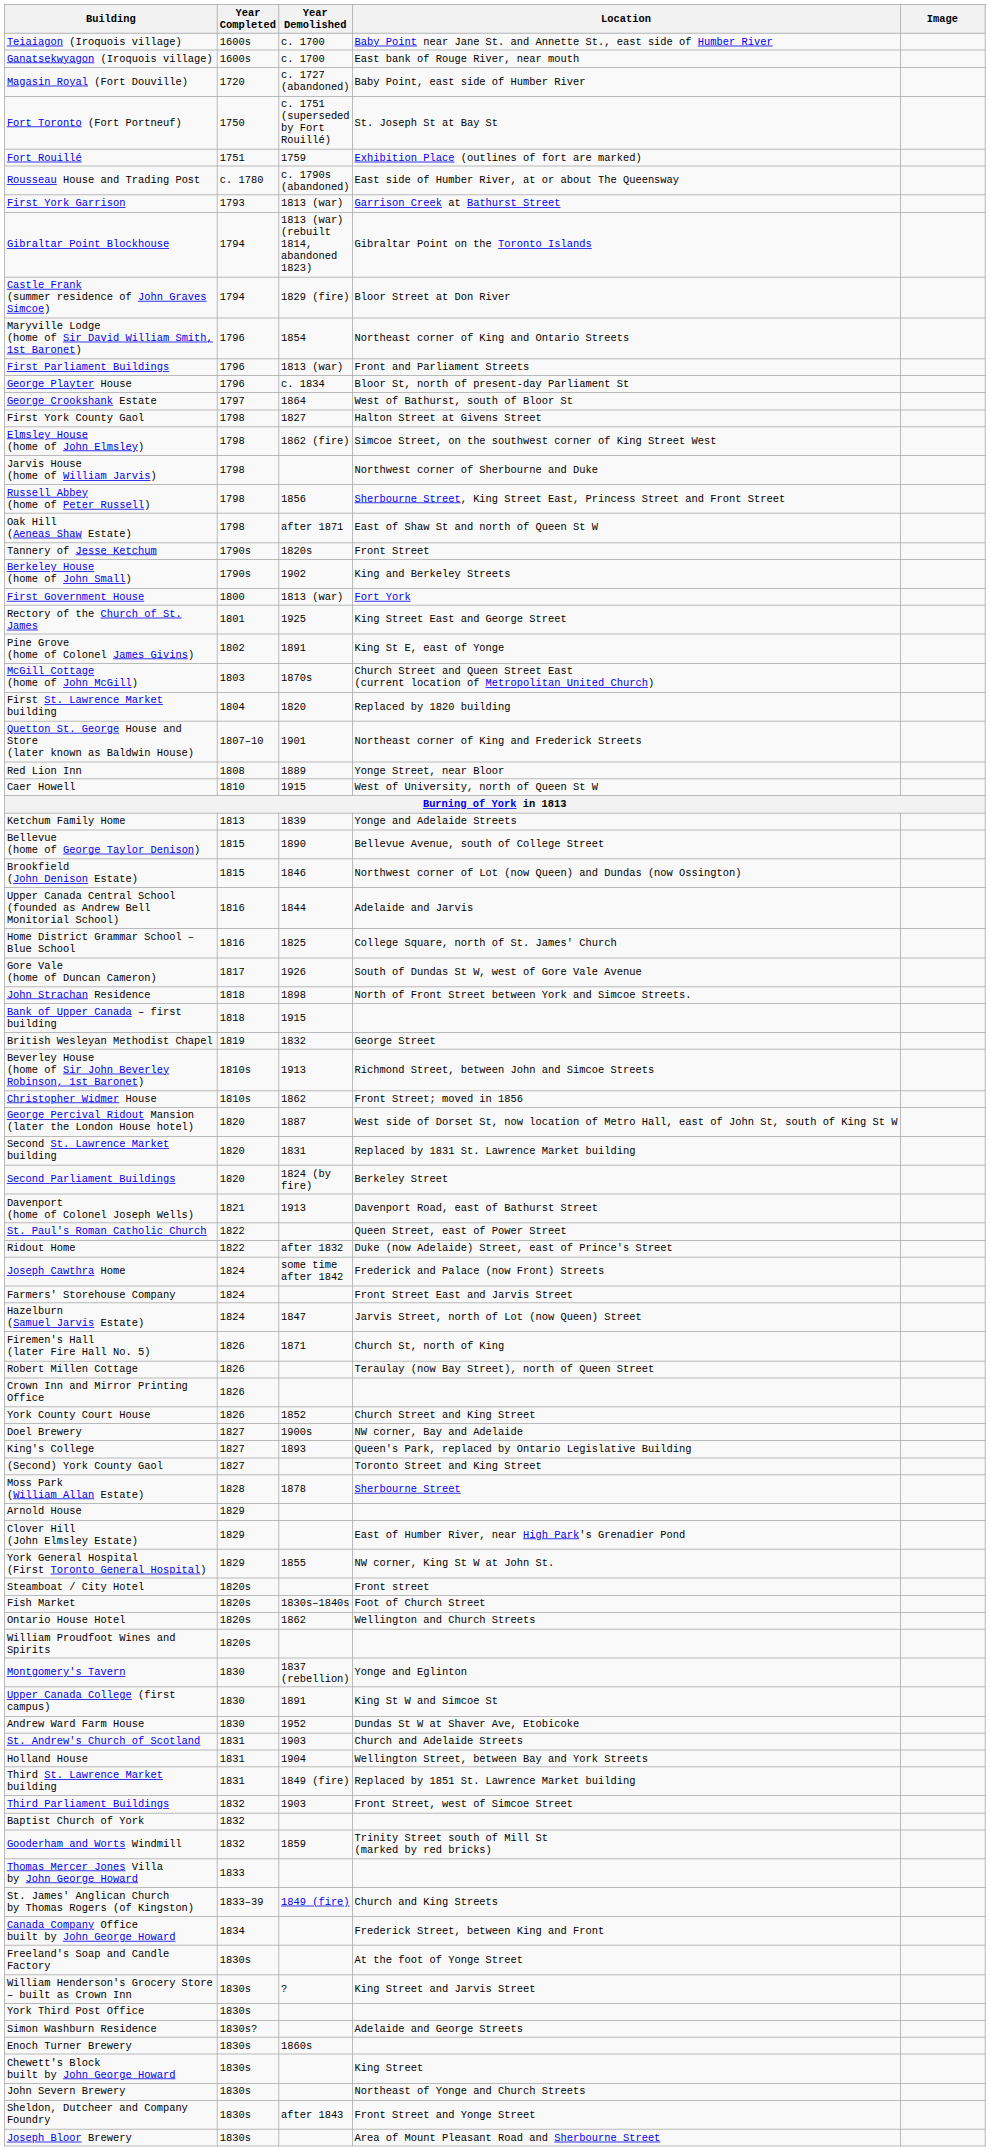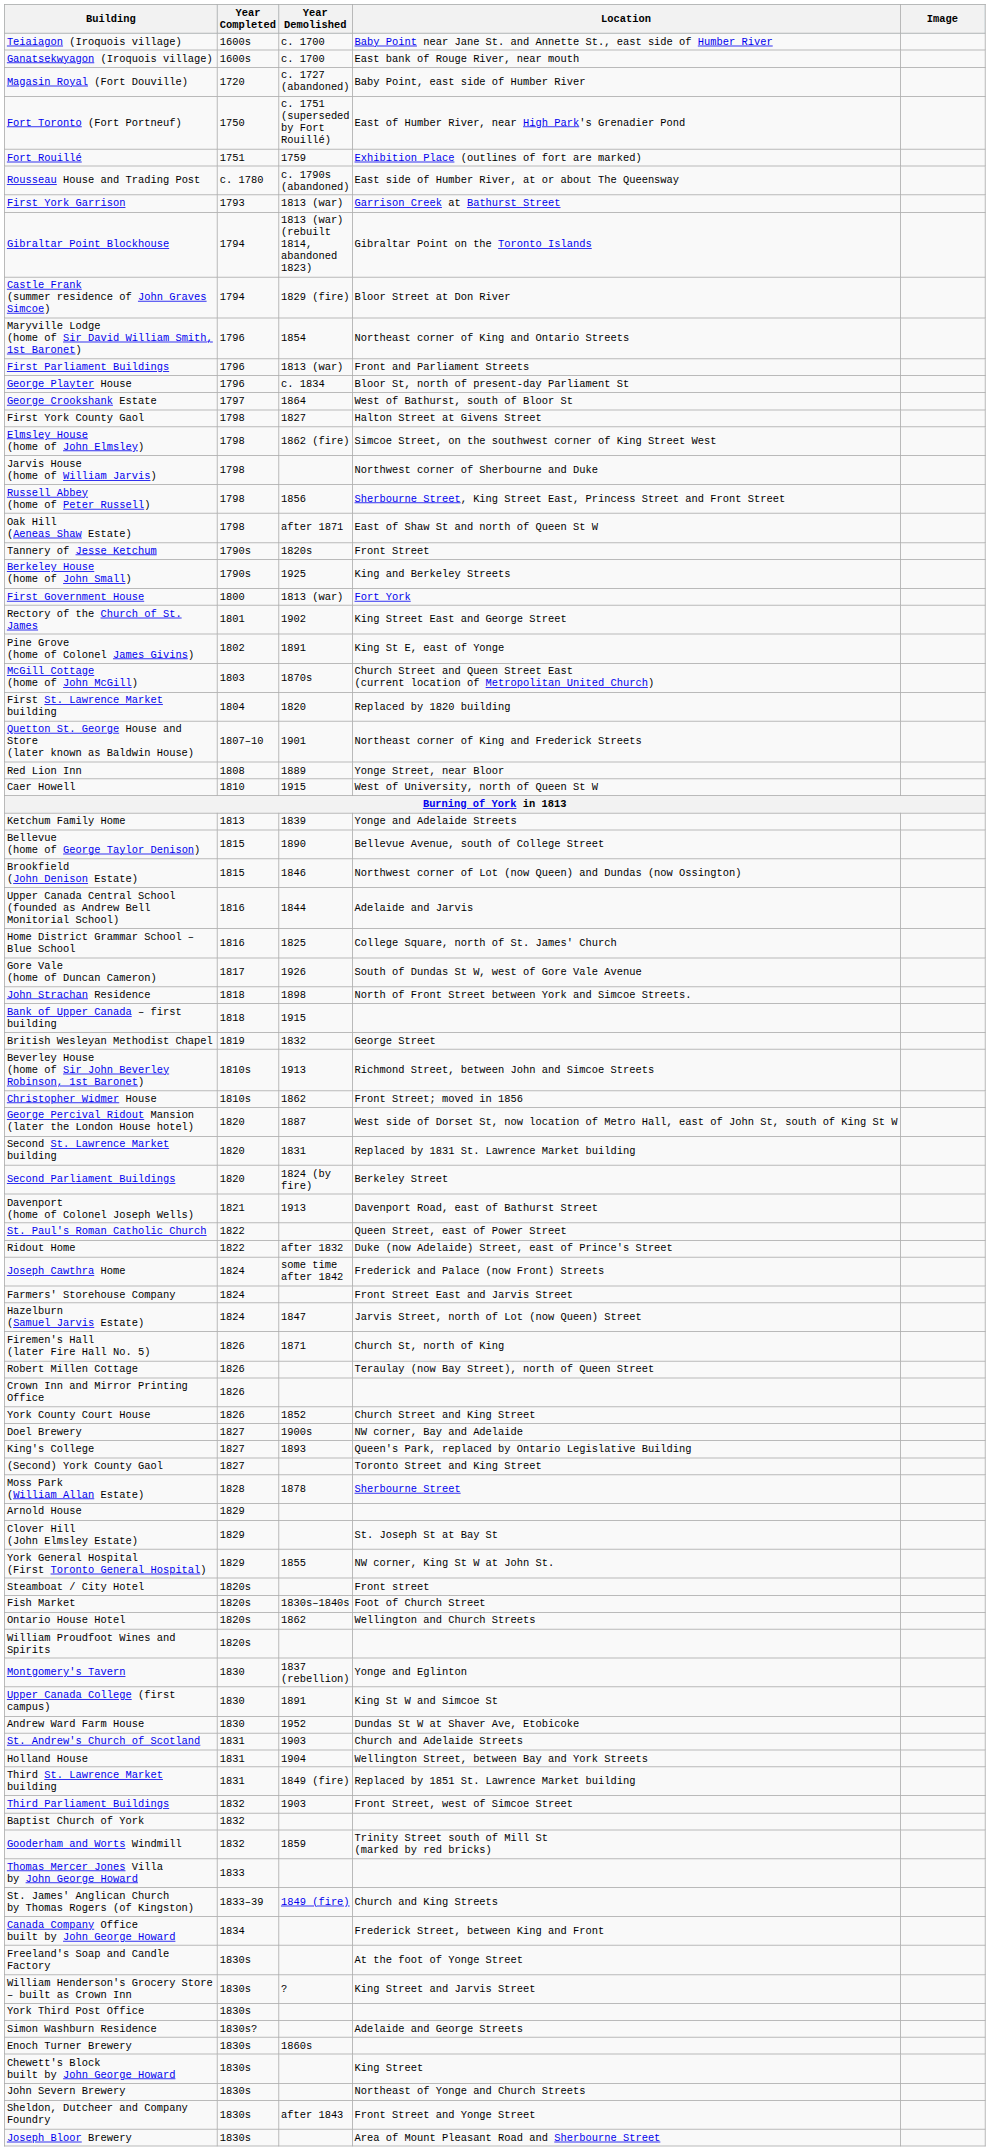(426, 123) St. Joseph St at Bay St -> (520, 123) East of Humber River, near High Park's Grenadier Pond
(293, 574) 1902 -> (293, 574) 1925
(293, 620) 1925 -> (293, 620) 1902
(520, 1535) East of Humber River, near High Park's Grenadier Pond -> (426, 1535) St. Joseph St at Bay St
